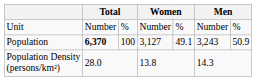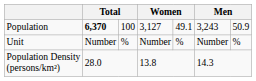rows swapped: (15, 27) <-> (27, 42)
